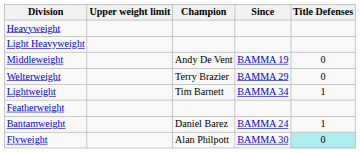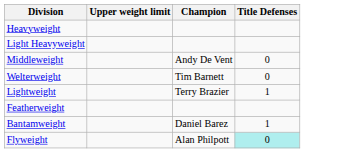- column: (263, 12)
(202, 76) Terry Brazier -> (199, 76) Tim Barnett
(199, 92) Tim Barnett -> (202, 92) Terry Brazier
